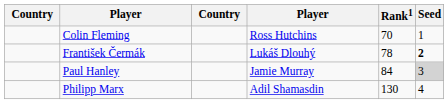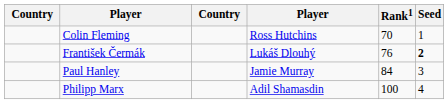(387, 53) 78 -> (387, 53) 76
(421, 71) lightgrey background -> (421, 71) no background
(390, 89) 130 -> (390, 89) 100
